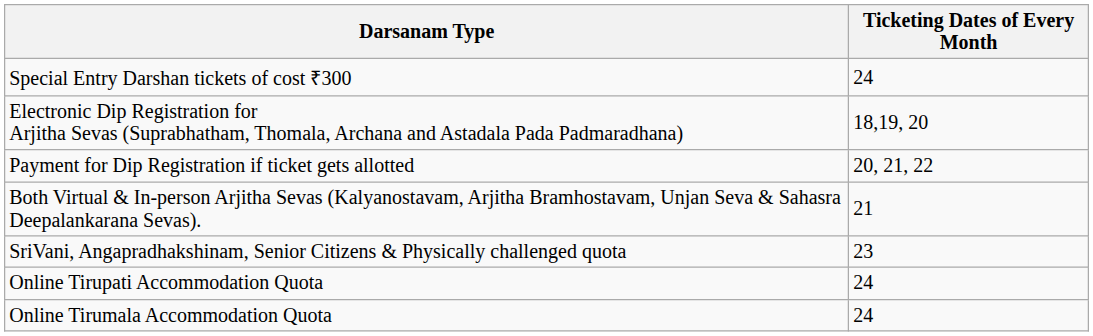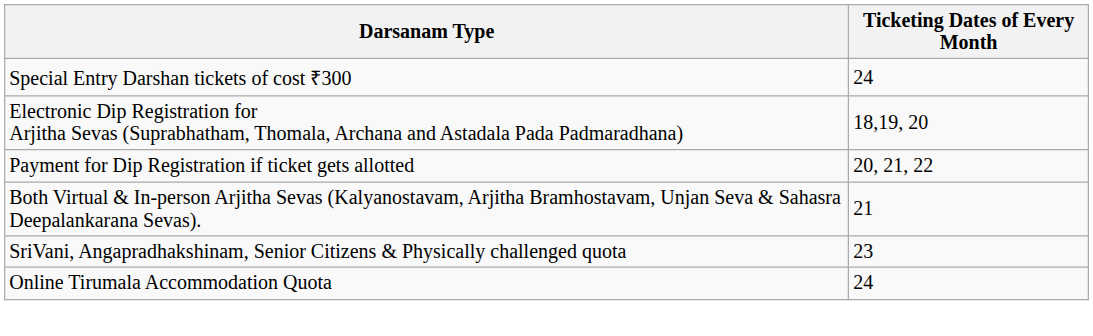- row: (166, 283)
